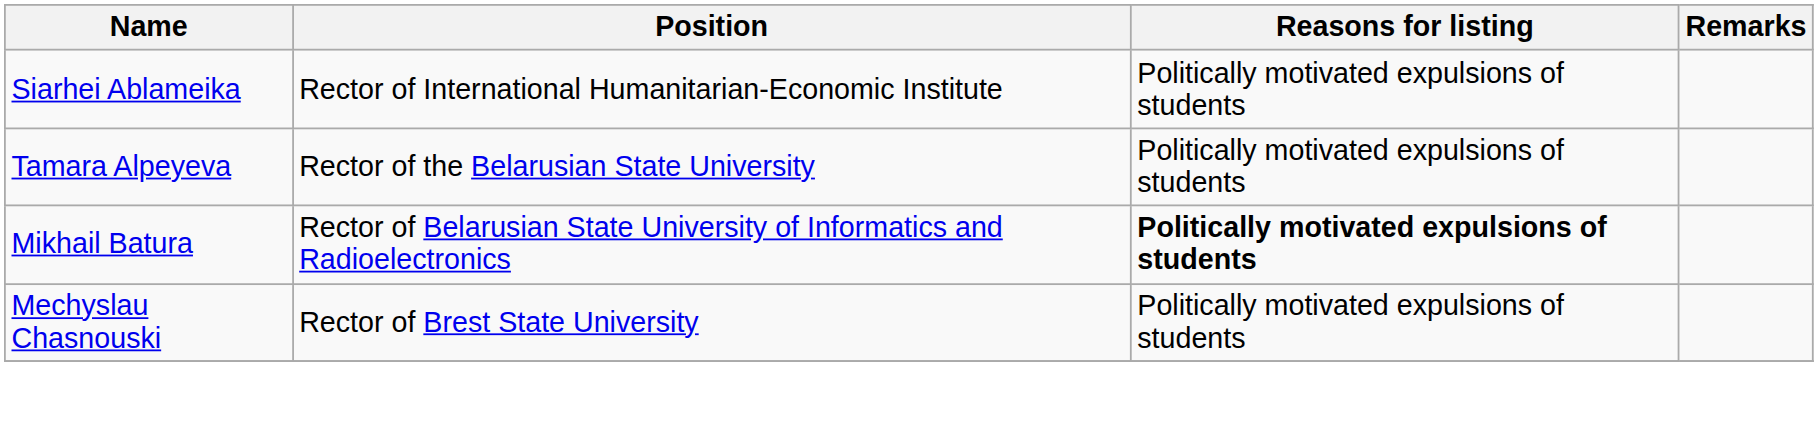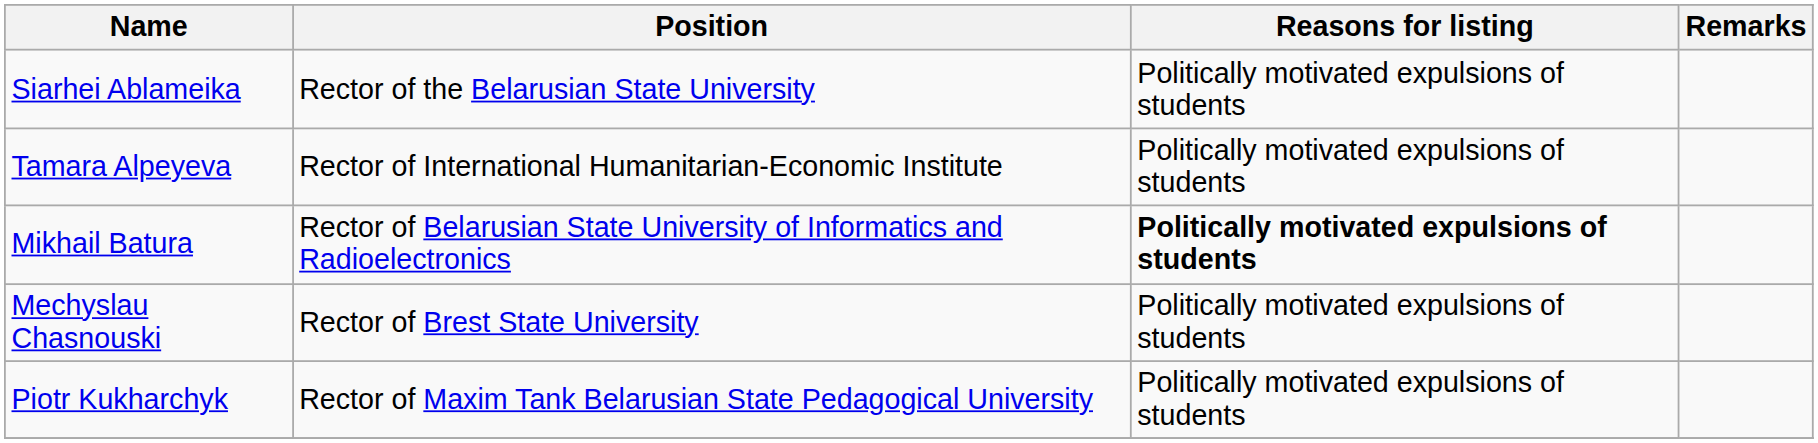(651, 88) Rector of International Humanitarian-Economic Institute -> (557, 88) Rector of the Belarusian State University
(557, 166) Rector of the Belarusian State University -> (651, 166) Rector of International Humanitarian-Economic Institute
+ row: (120, 399)
